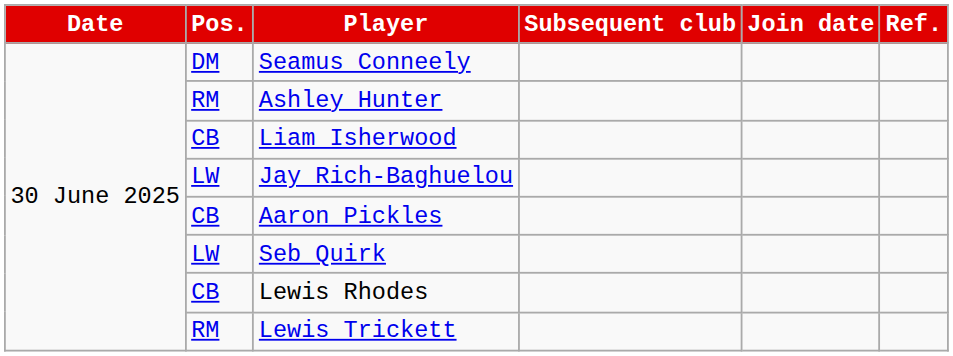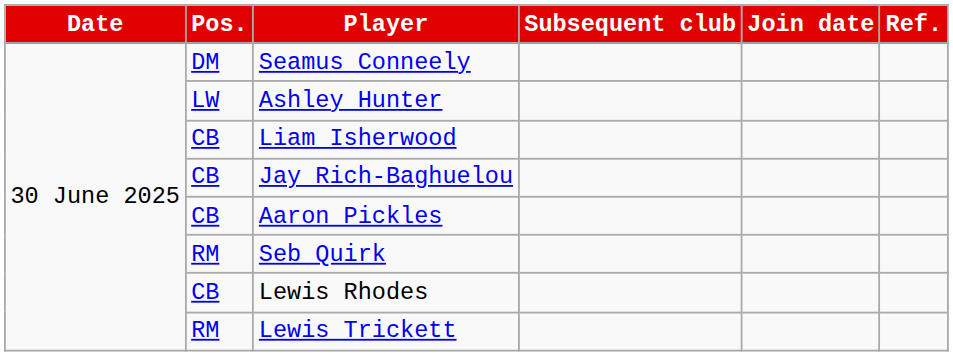(205, 101) RM -> (205, 101) LW
(205, 177) LW -> (205, 177) CB
(205, 254) LW -> (205, 254) RM
